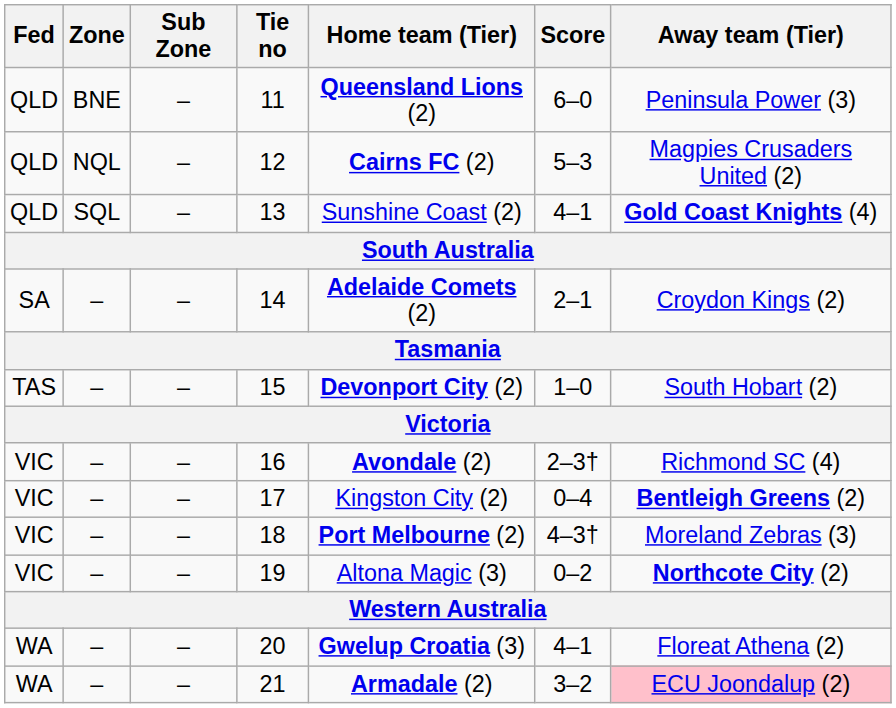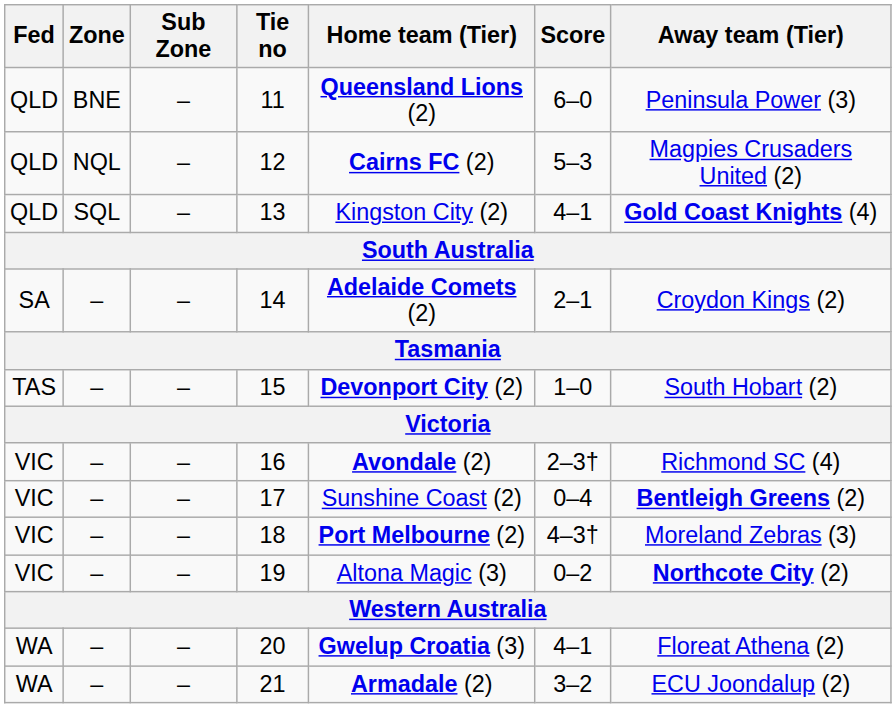(422, 213) Sunshine Coast (2) -> (422, 213) Kingston City (2)
(422, 498) Kingston City (2) -> (422, 498) Sunshine Coast (2)
(751, 683) pink background -> (751, 683) no background
